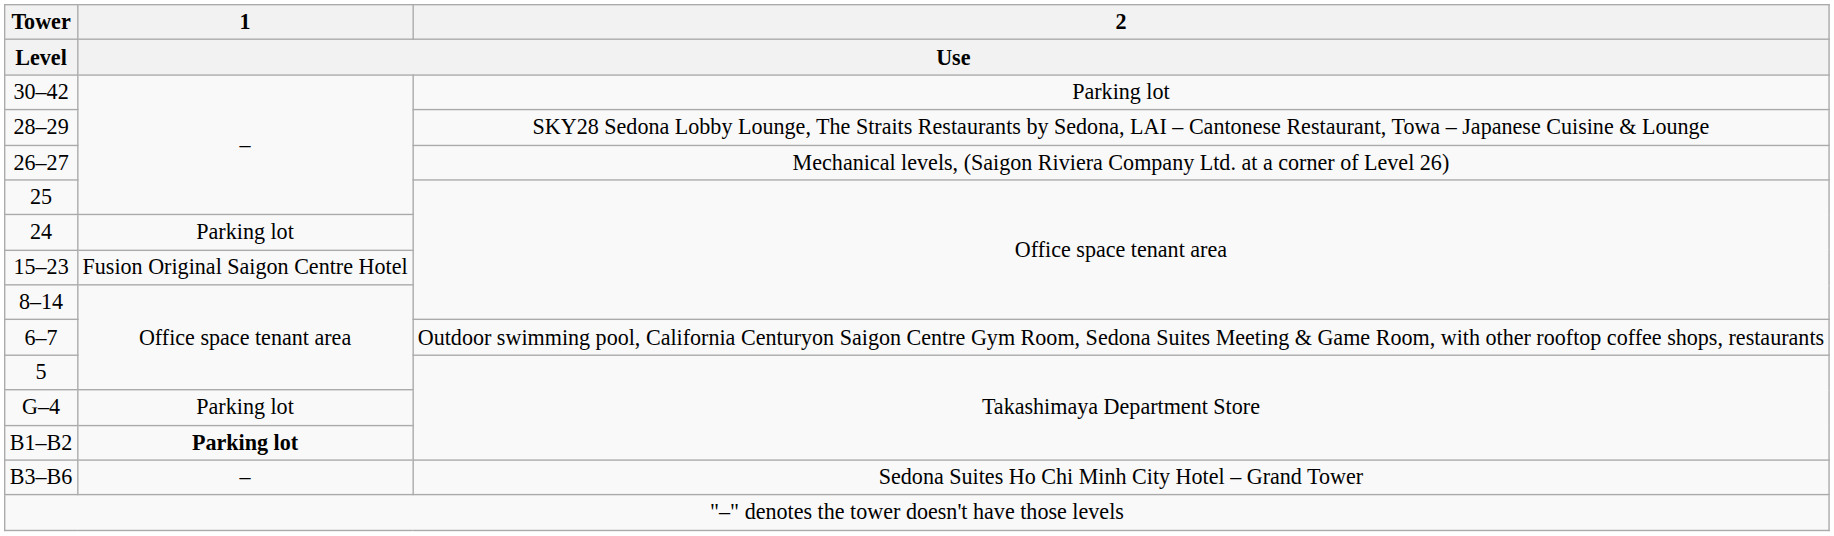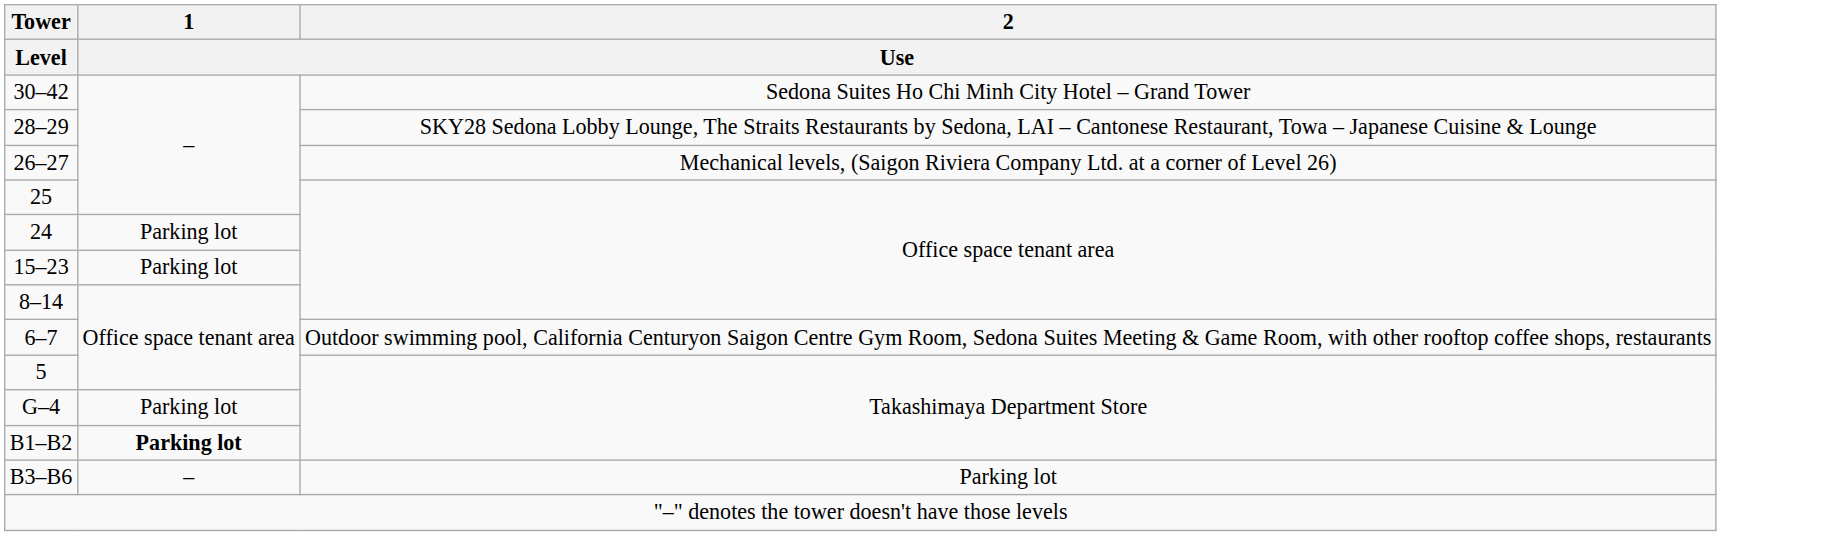(1121, 92) Parking lot -> (1008, 92) Sedona Suites Ho Chi Minh City Hotel – Grand Tower
(245, 267) Fusion Original Saigon Centre Hotel -> (189, 267) Parking lot
(1121, 477) Sedona Suites Ho Chi Minh City Hotel – Grand Tower -> (1008, 477) Parking lot
